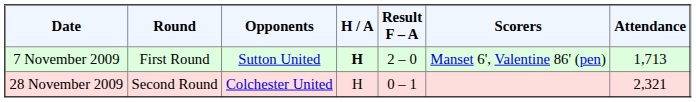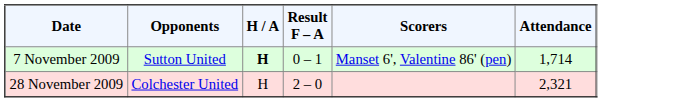- column: (175, 26)
(402, 59) 2 – 0 -> (307, 59) 0 – 1
(650, 59) 1,713 -> (556, 59) 1,714
(402, 84) 0 – 1 -> (307, 84) 2 – 0
